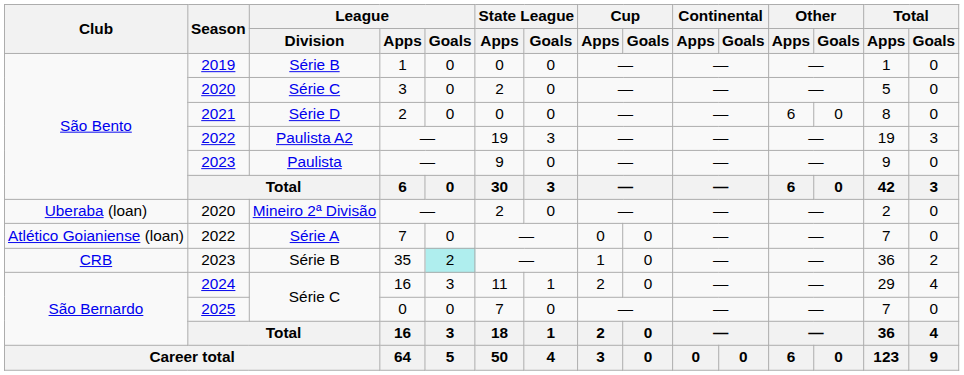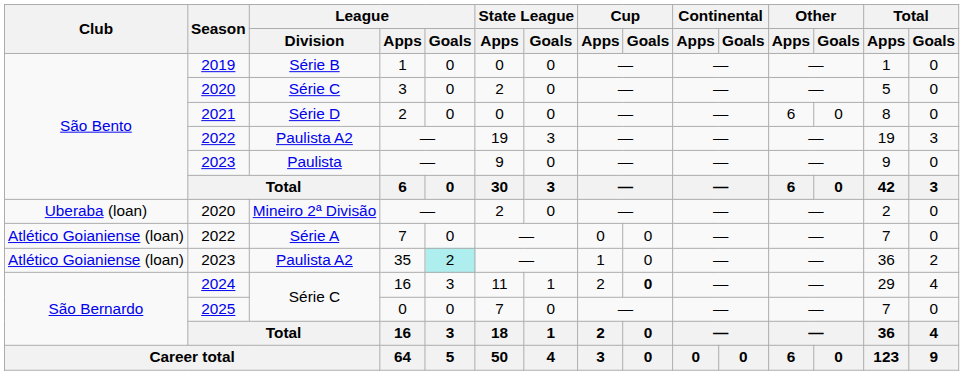(96, 260) CRB -> (96, 260) Atlético Goianiense (loan)
(314, 260) Série B -> (314, 260) Paulista A2
(648, 284) normal -> (648, 284) bold
